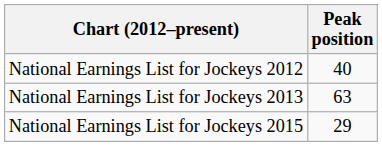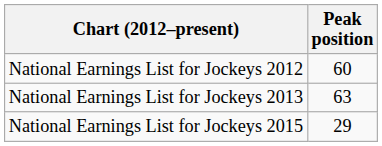(342, 68) 40 -> (342, 68) 60
